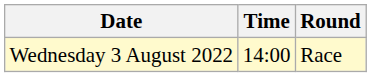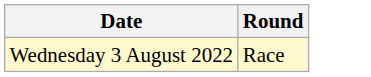- column: (267, 21)
